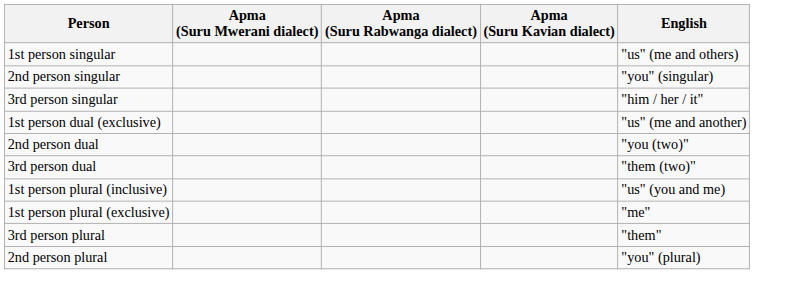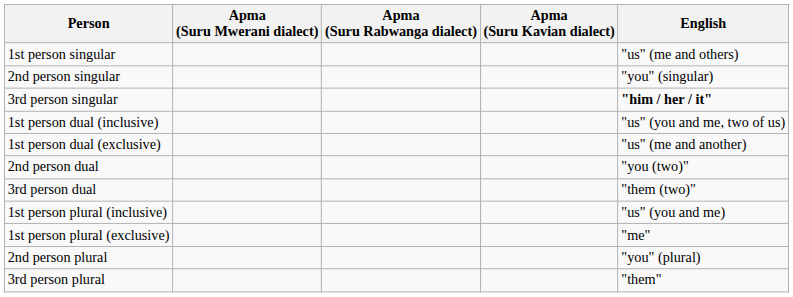(662, 99) normal -> (667, 99) bold
+ row: (83, 122)
rows swapped: (58, 257) <-> (56, 235)
